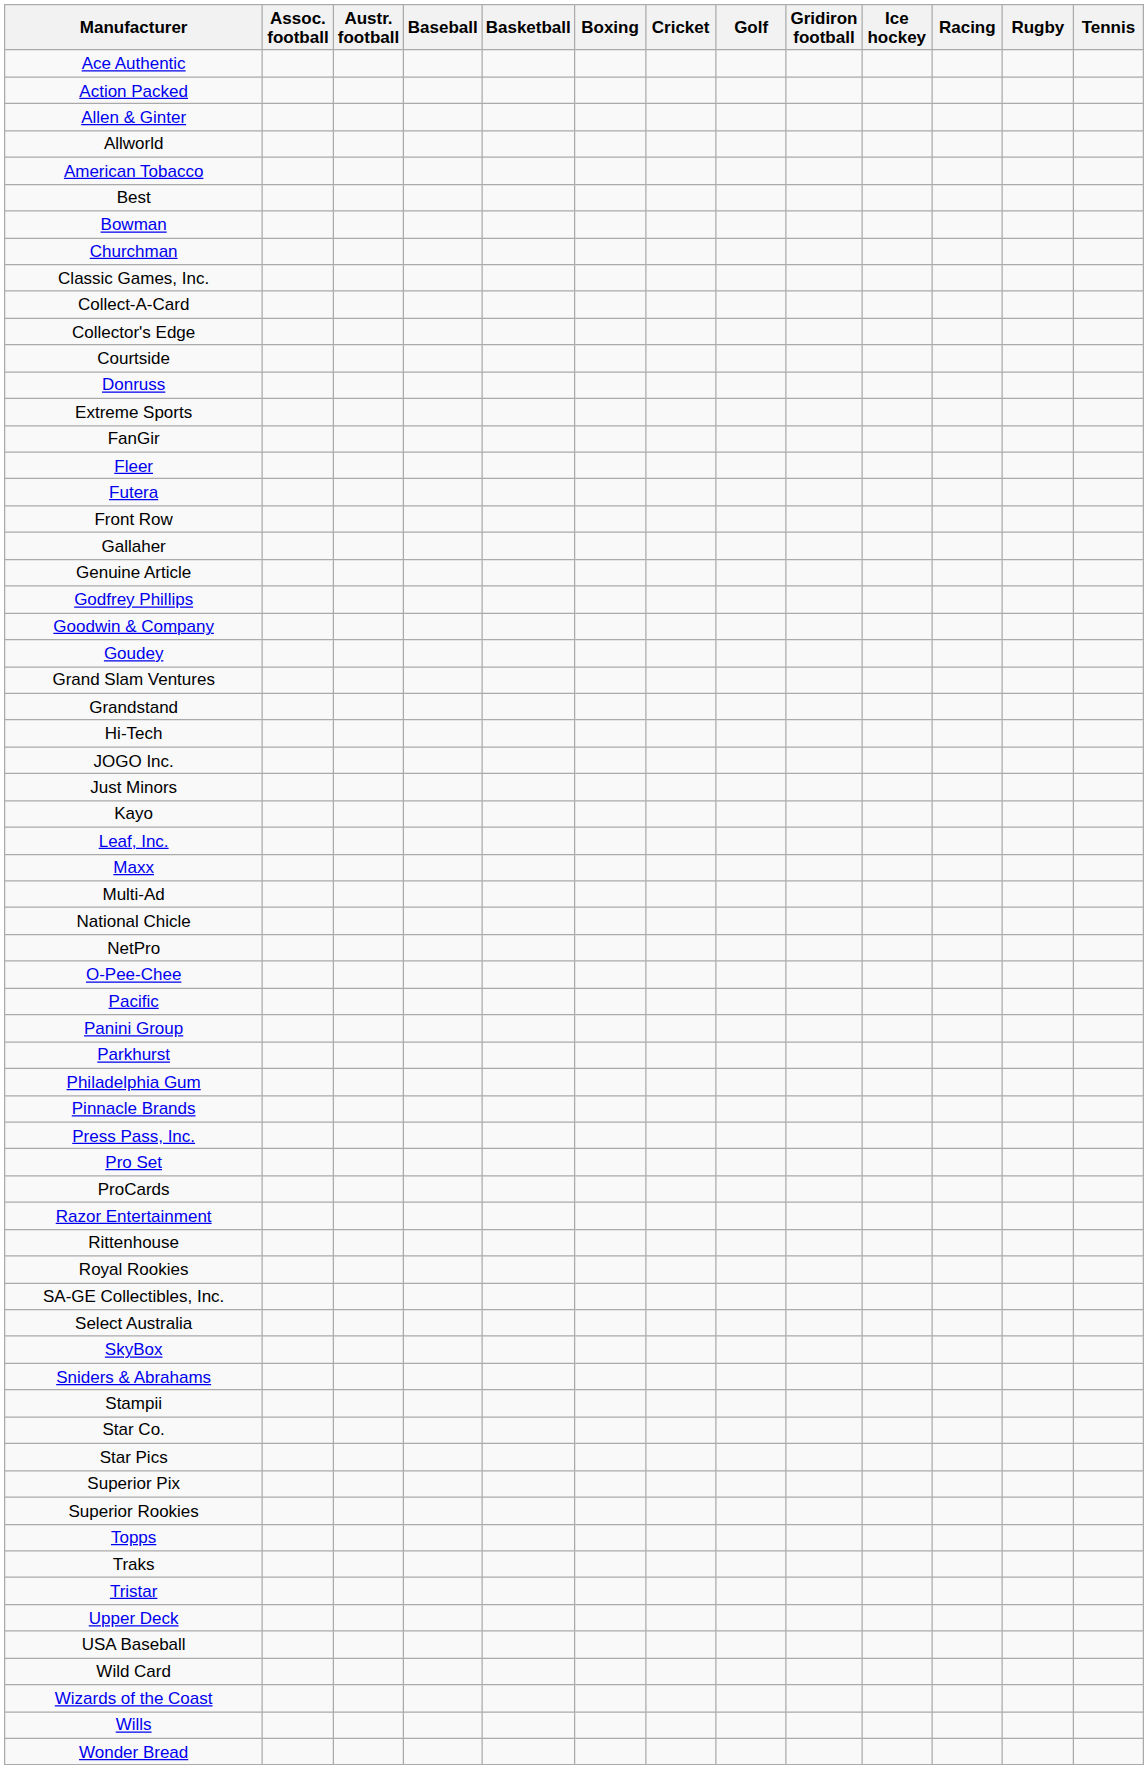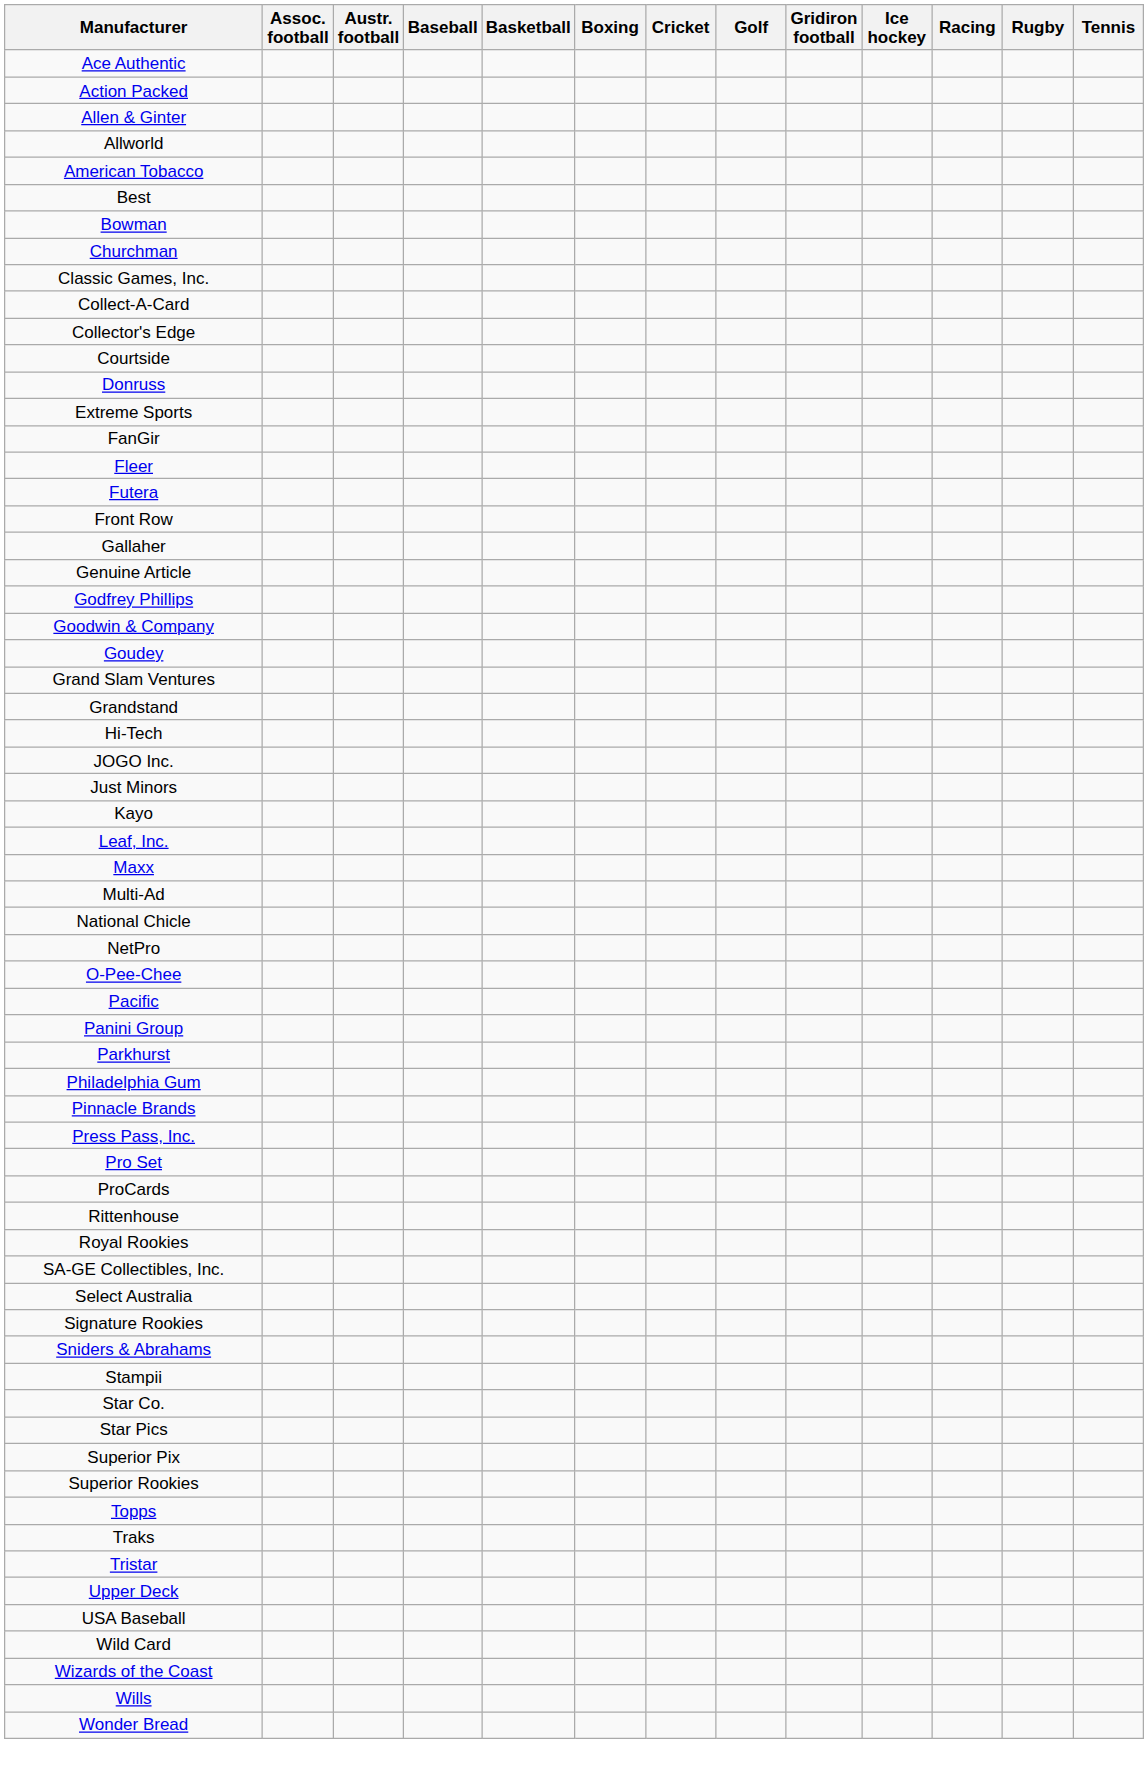- row: (134, 1215)
+ row: (134, 1323)
- row: (134, 1349)
